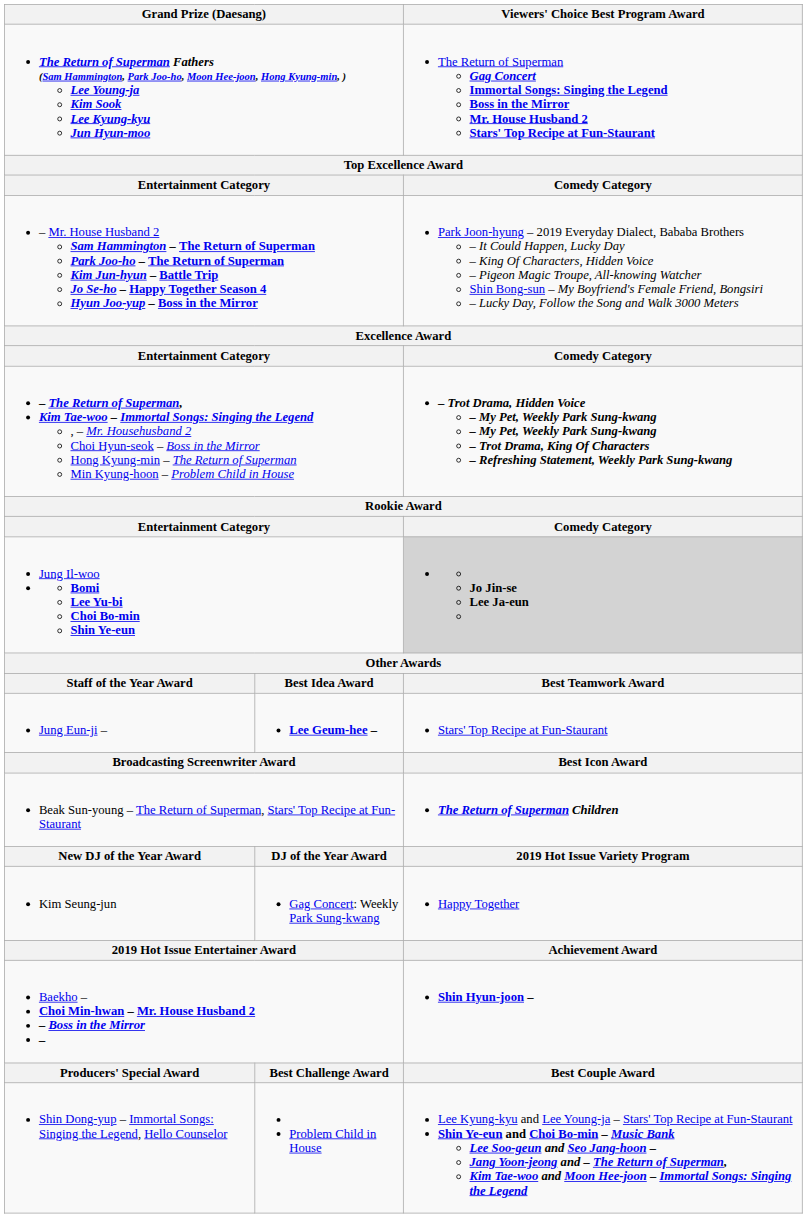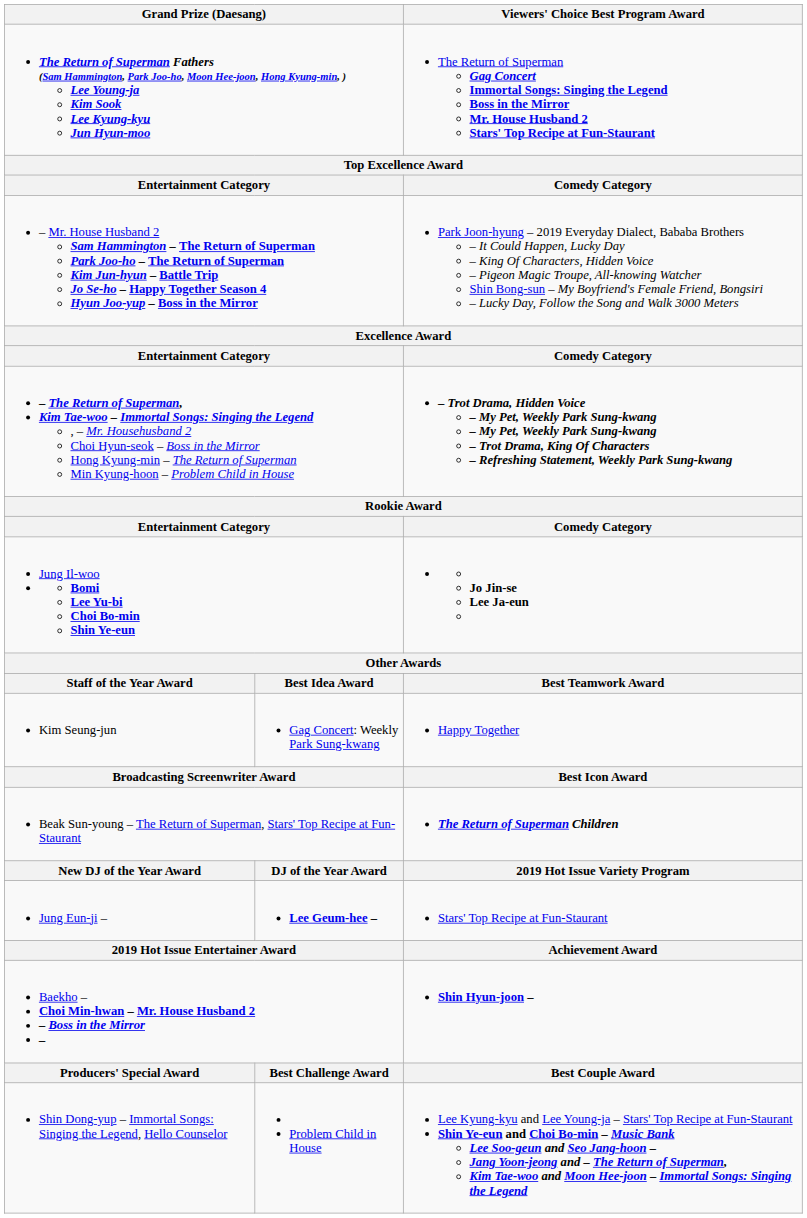(603, 595) lightgrey background -> (603, 595) no background
rows swapped: (130, 903) <-> (130, 730)
